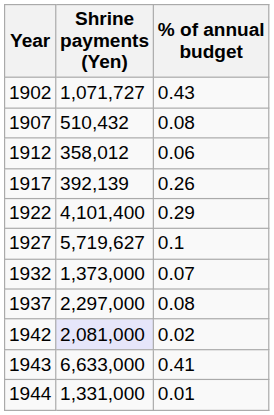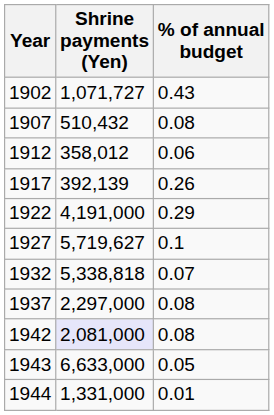(102, 213) 4,101,400 -> (102, 213) 4,191,000
(102, 273) 1,373,000 -> (102, 273) 5,338,818
(176, 334) 0.02 -> (176, 334) 0.08
(176, 364) 0.41 -> (176, 364) 0.05
